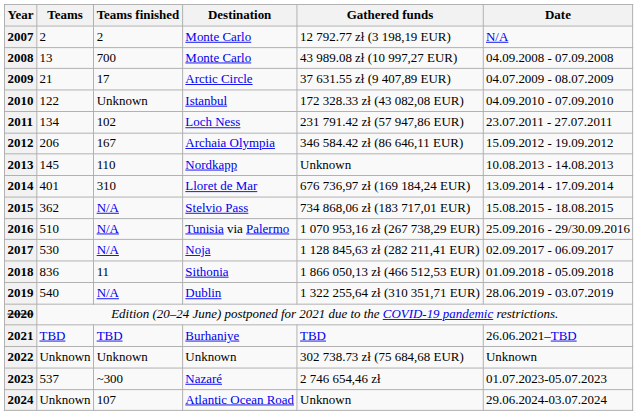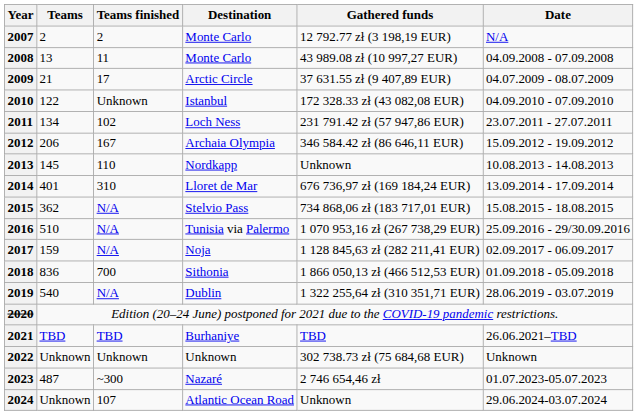(106, 58) 700 -> (103, 58) 11
(49, 250) 530 -> (49, 250) 159
(103, 272) 11 -> (106, 272) 700
(49, 378) 537 -> (49, 378) 487
